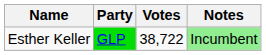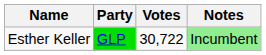(162, 38) 38,722 -> (162, 38) 30,722
